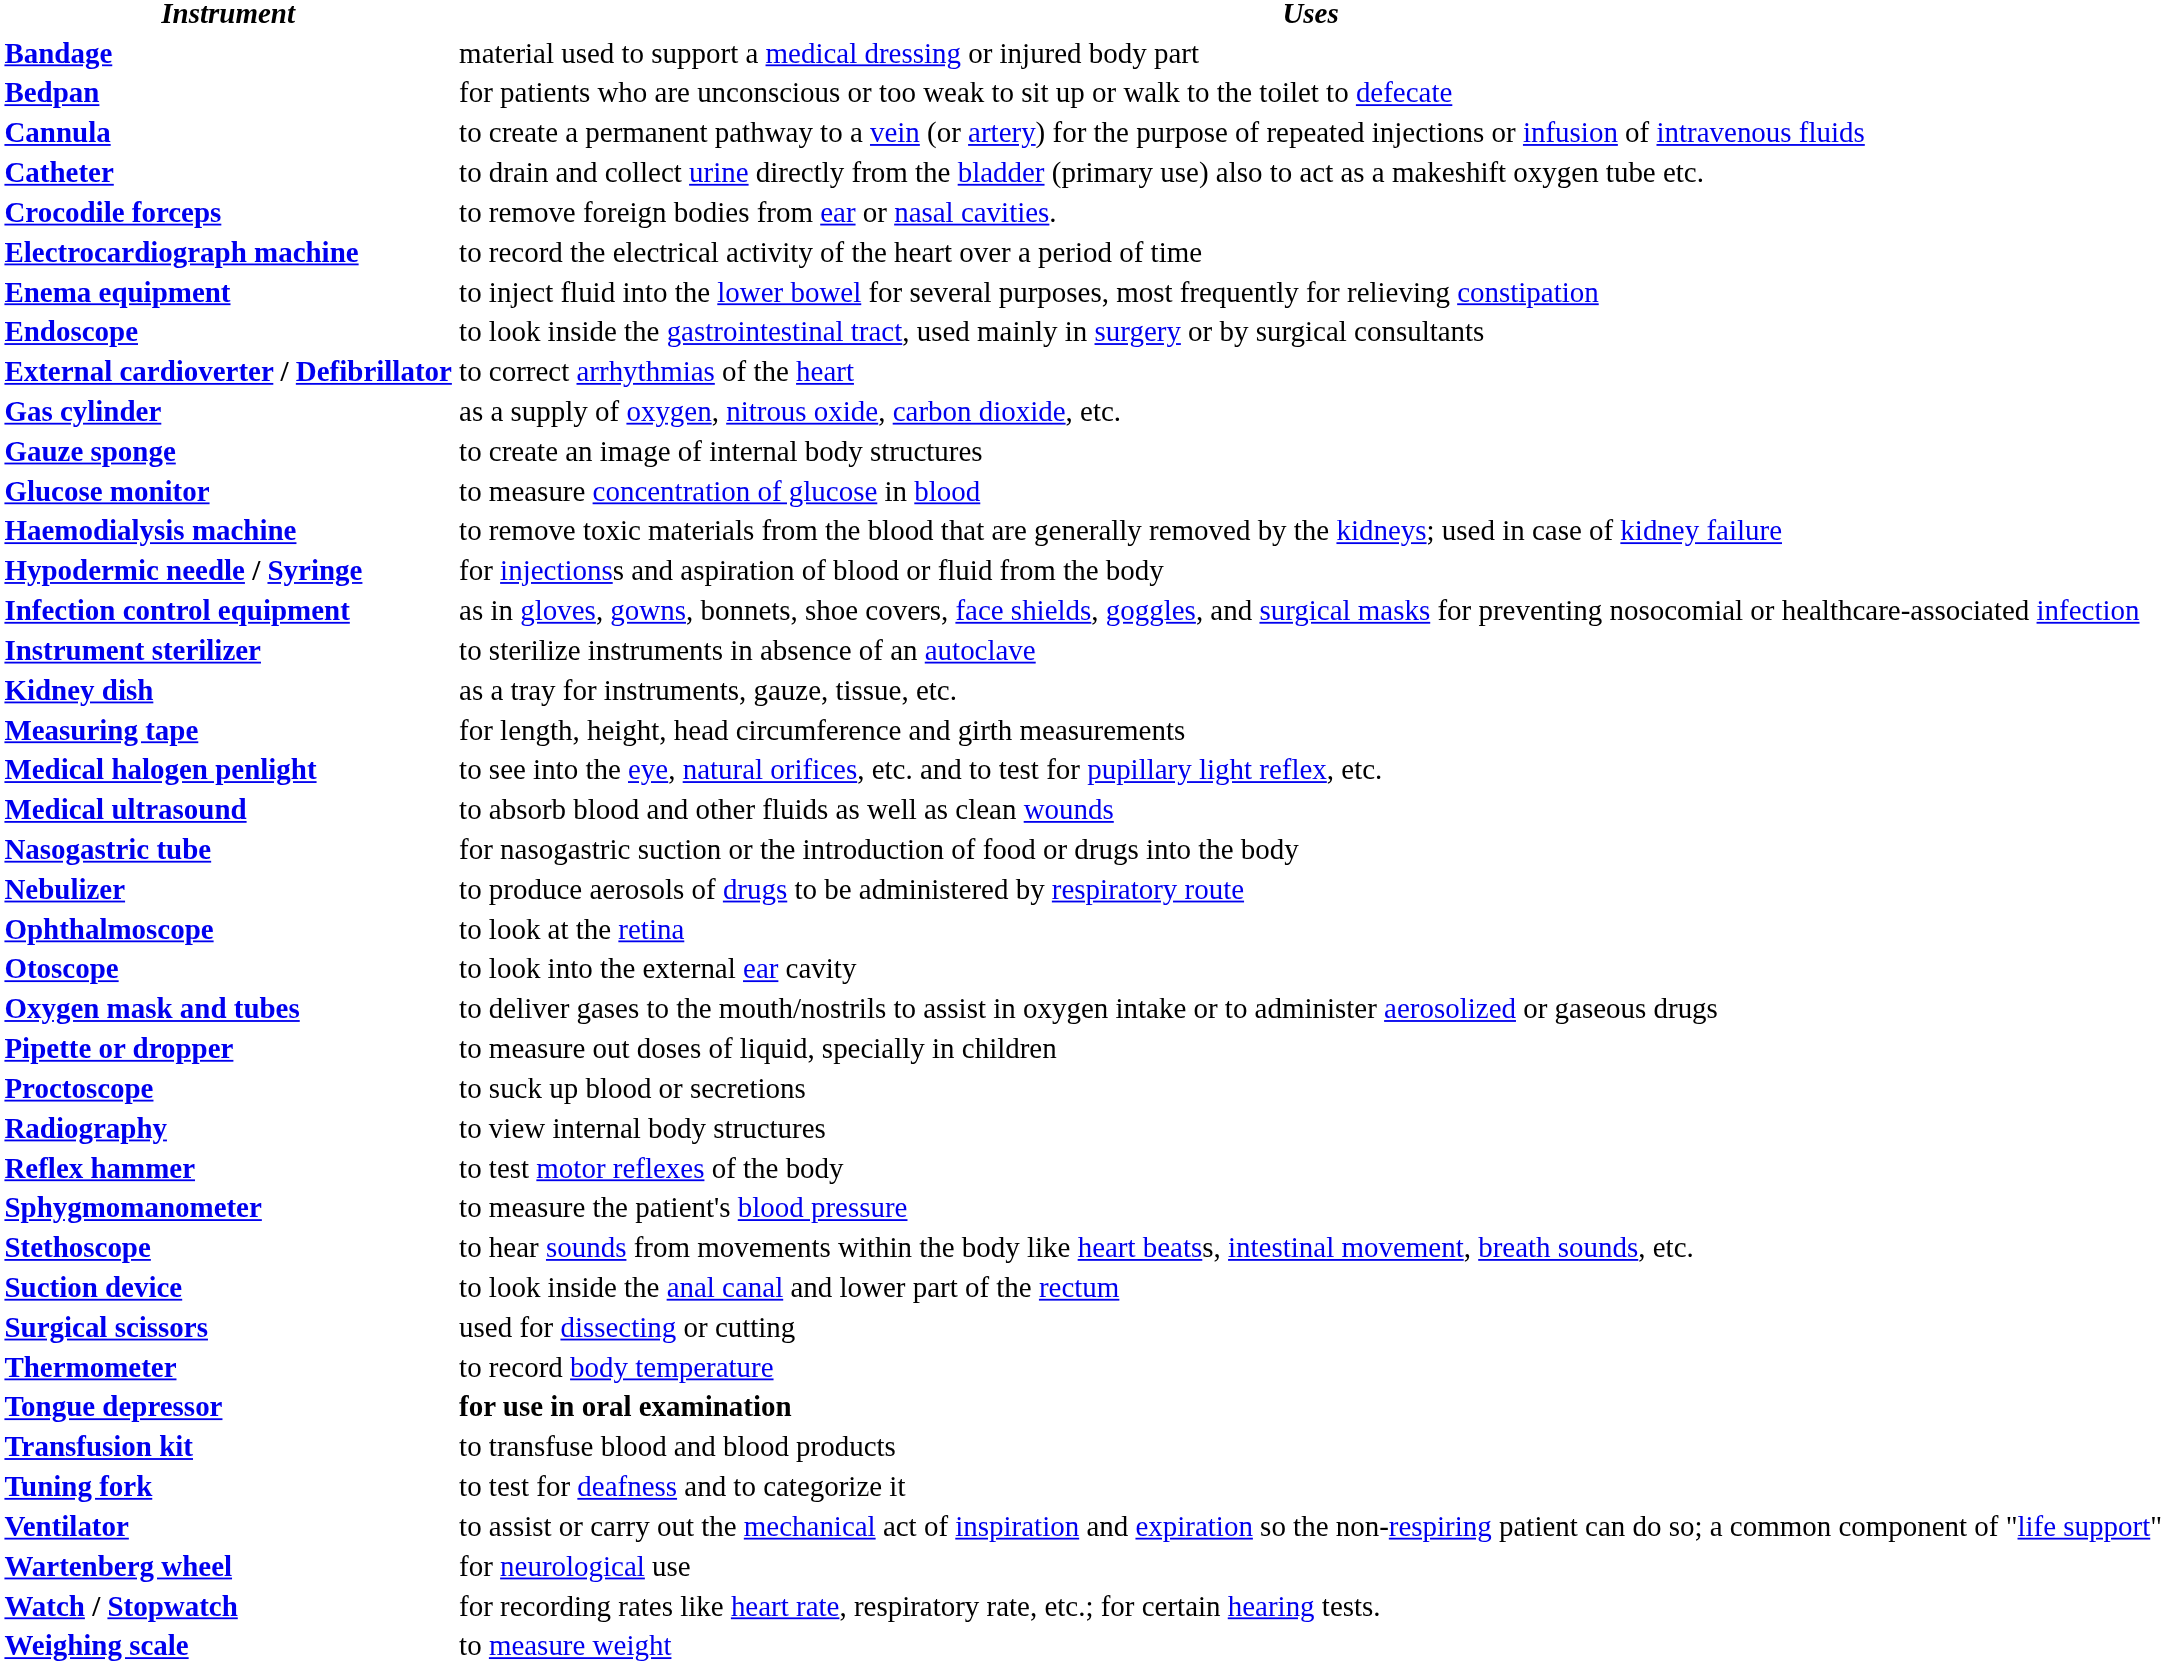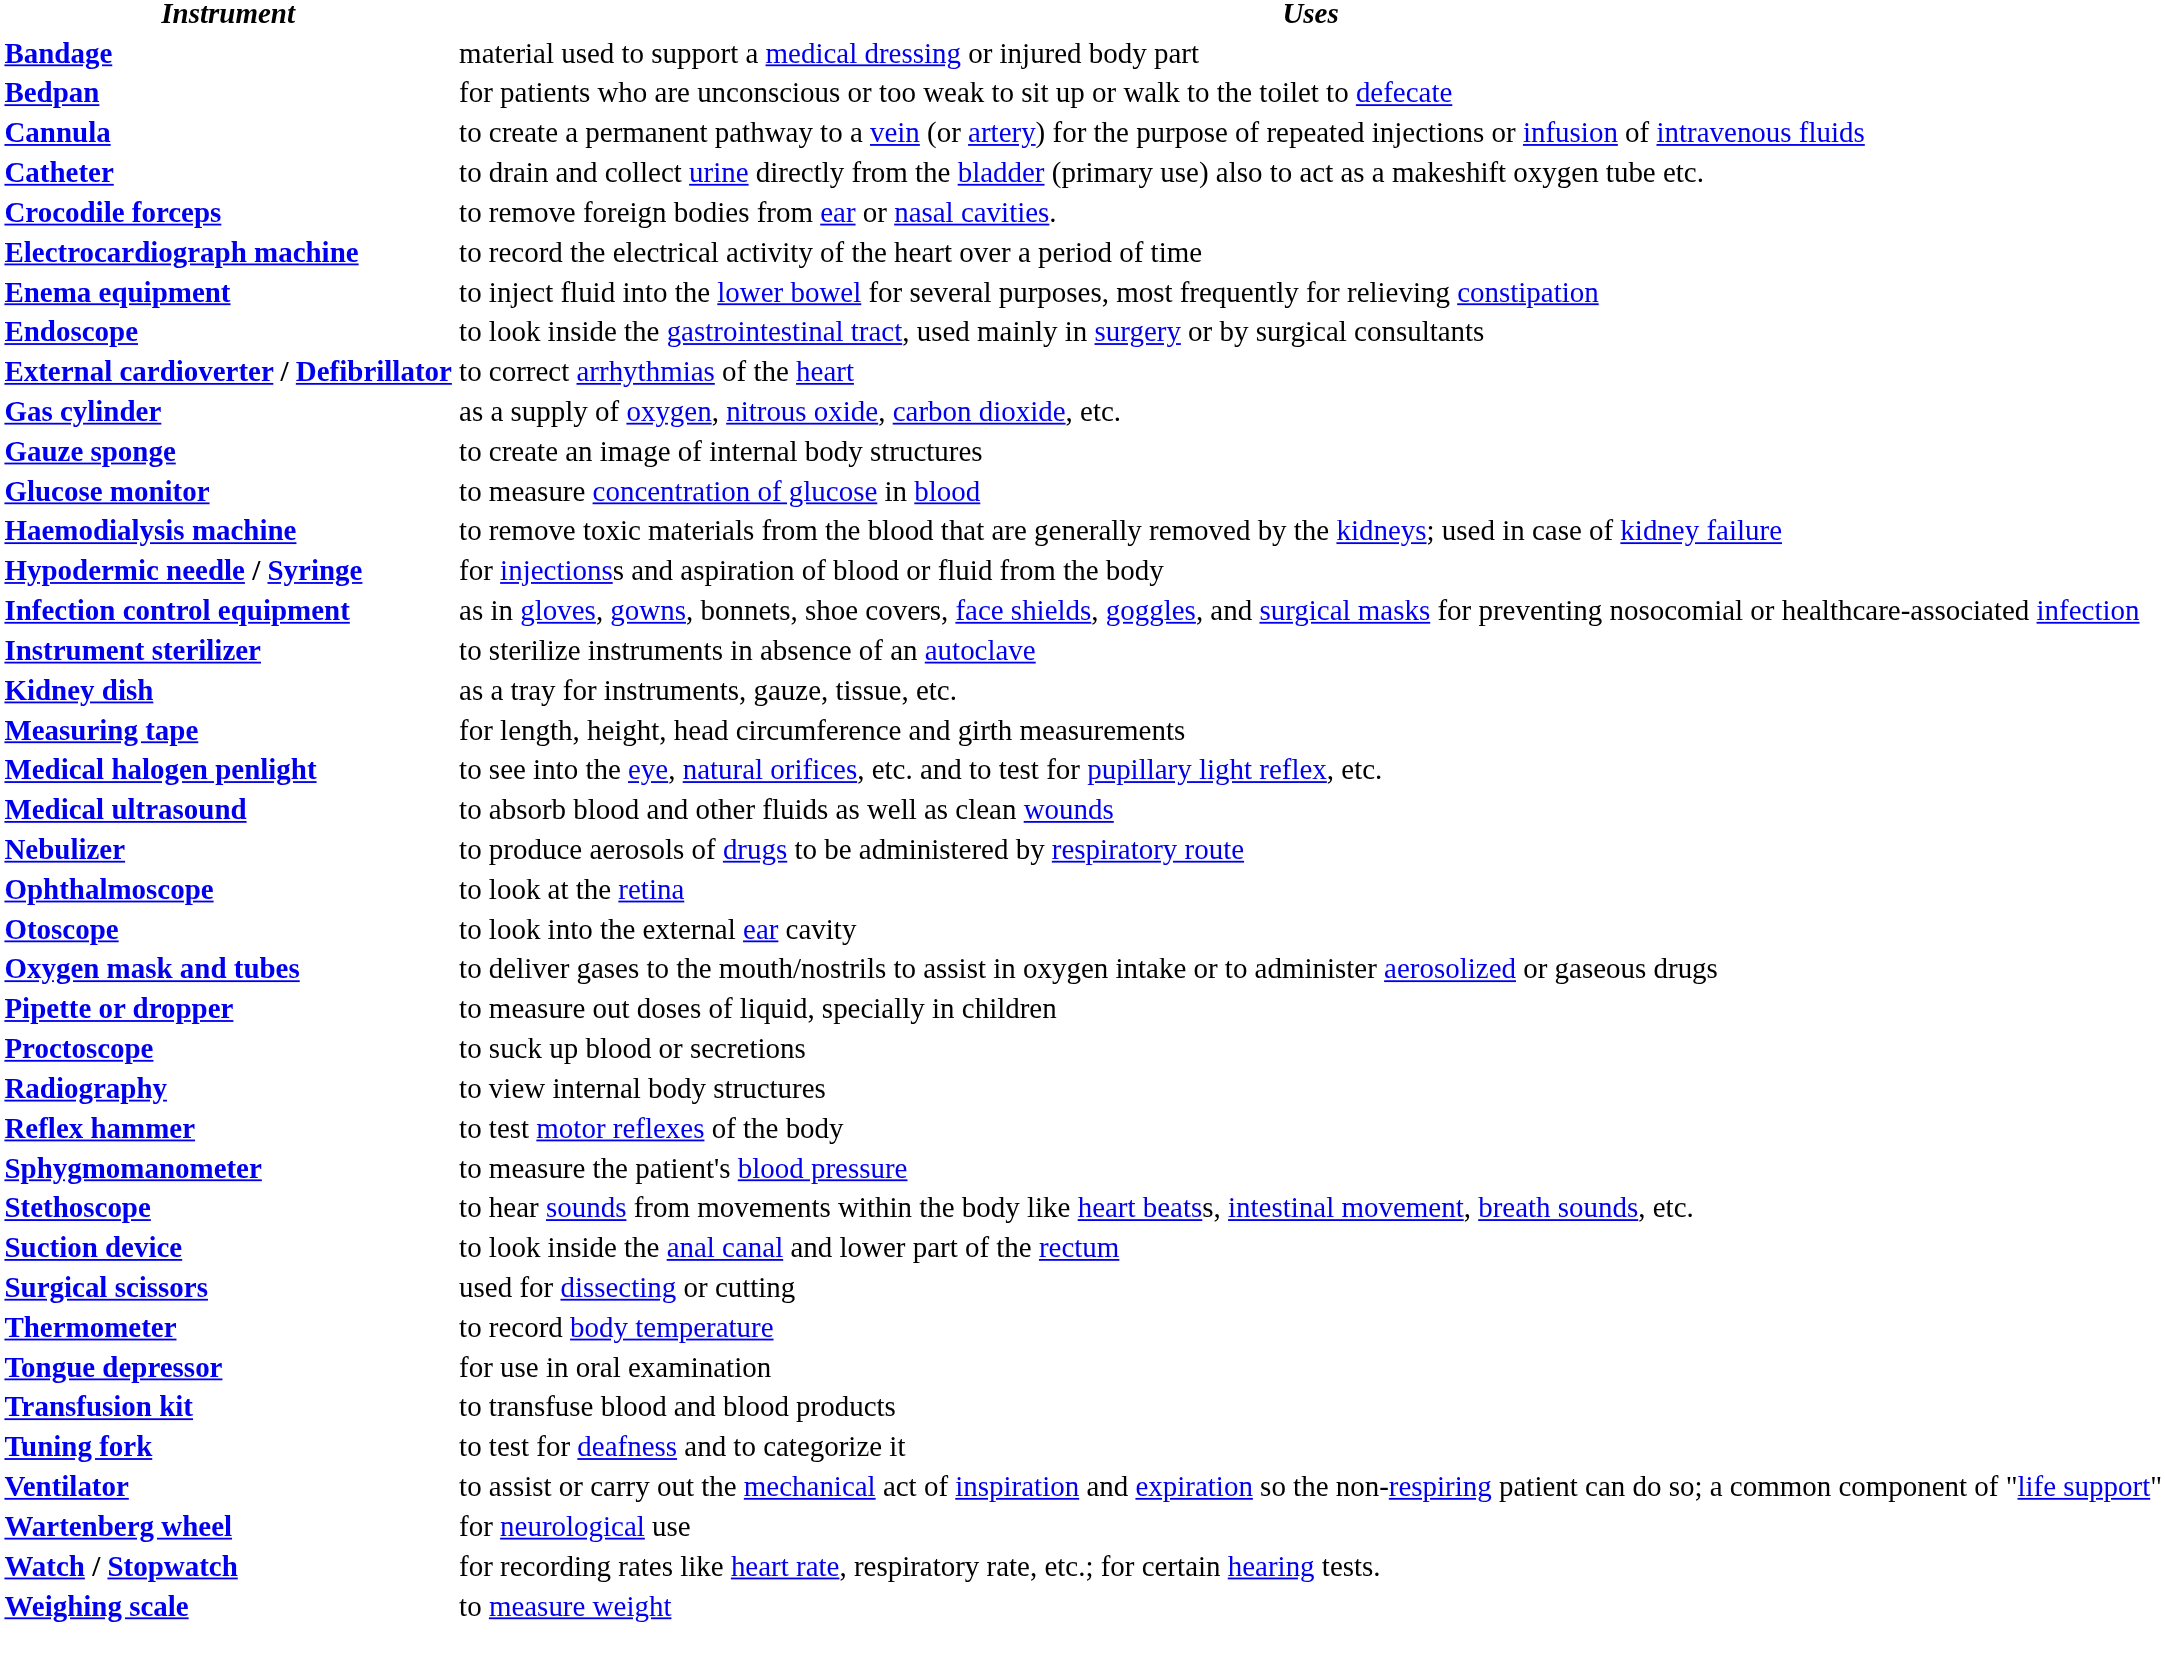- row: (108, 849)
(625, 1407) bold -> (615, 1367) normal
